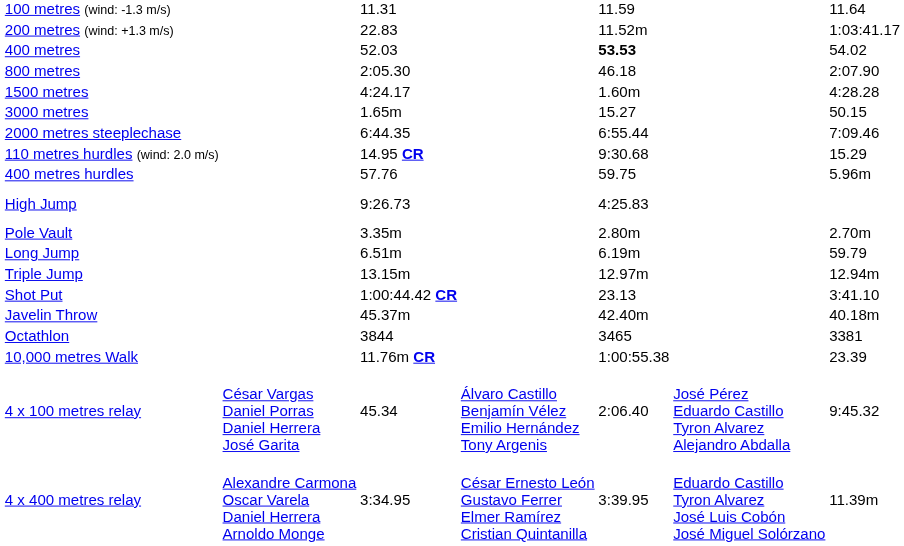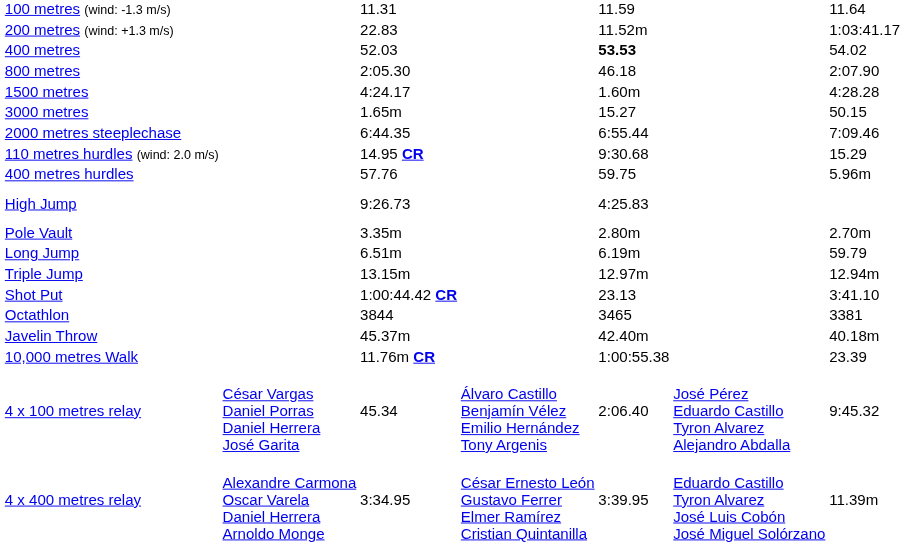rows swapped: (51, 315) <-> (37, 336)
